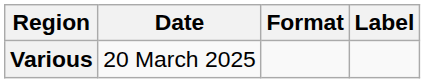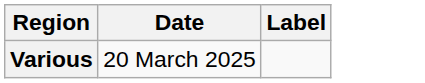- column: (305, 22)
